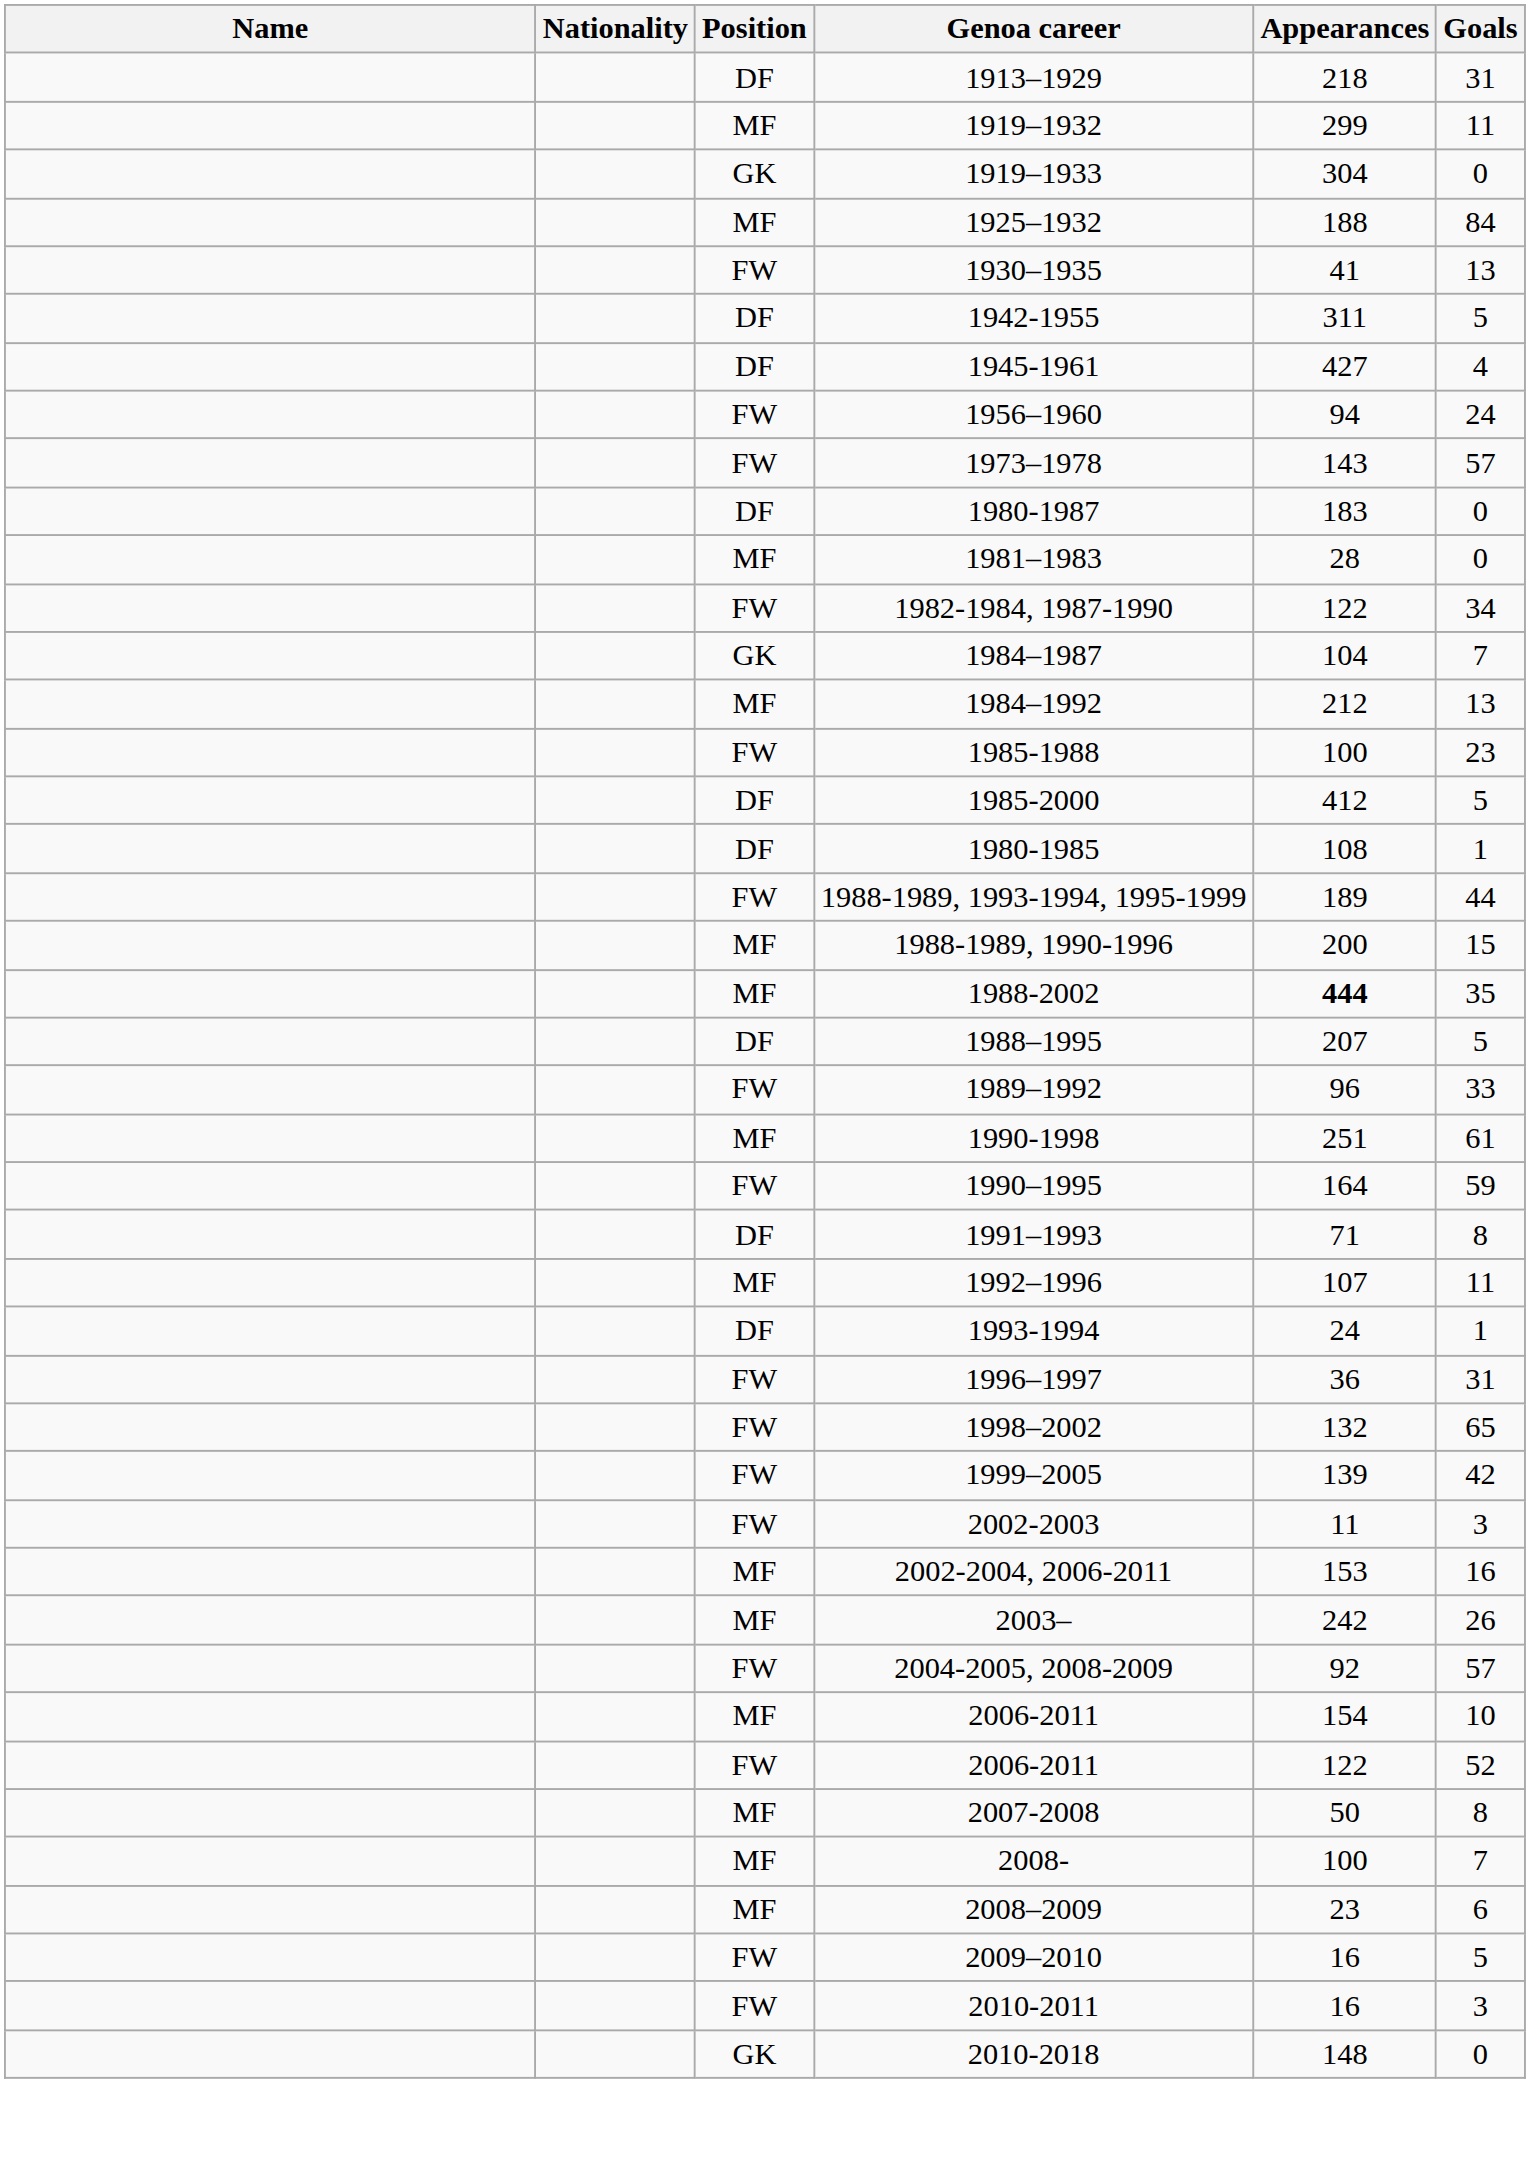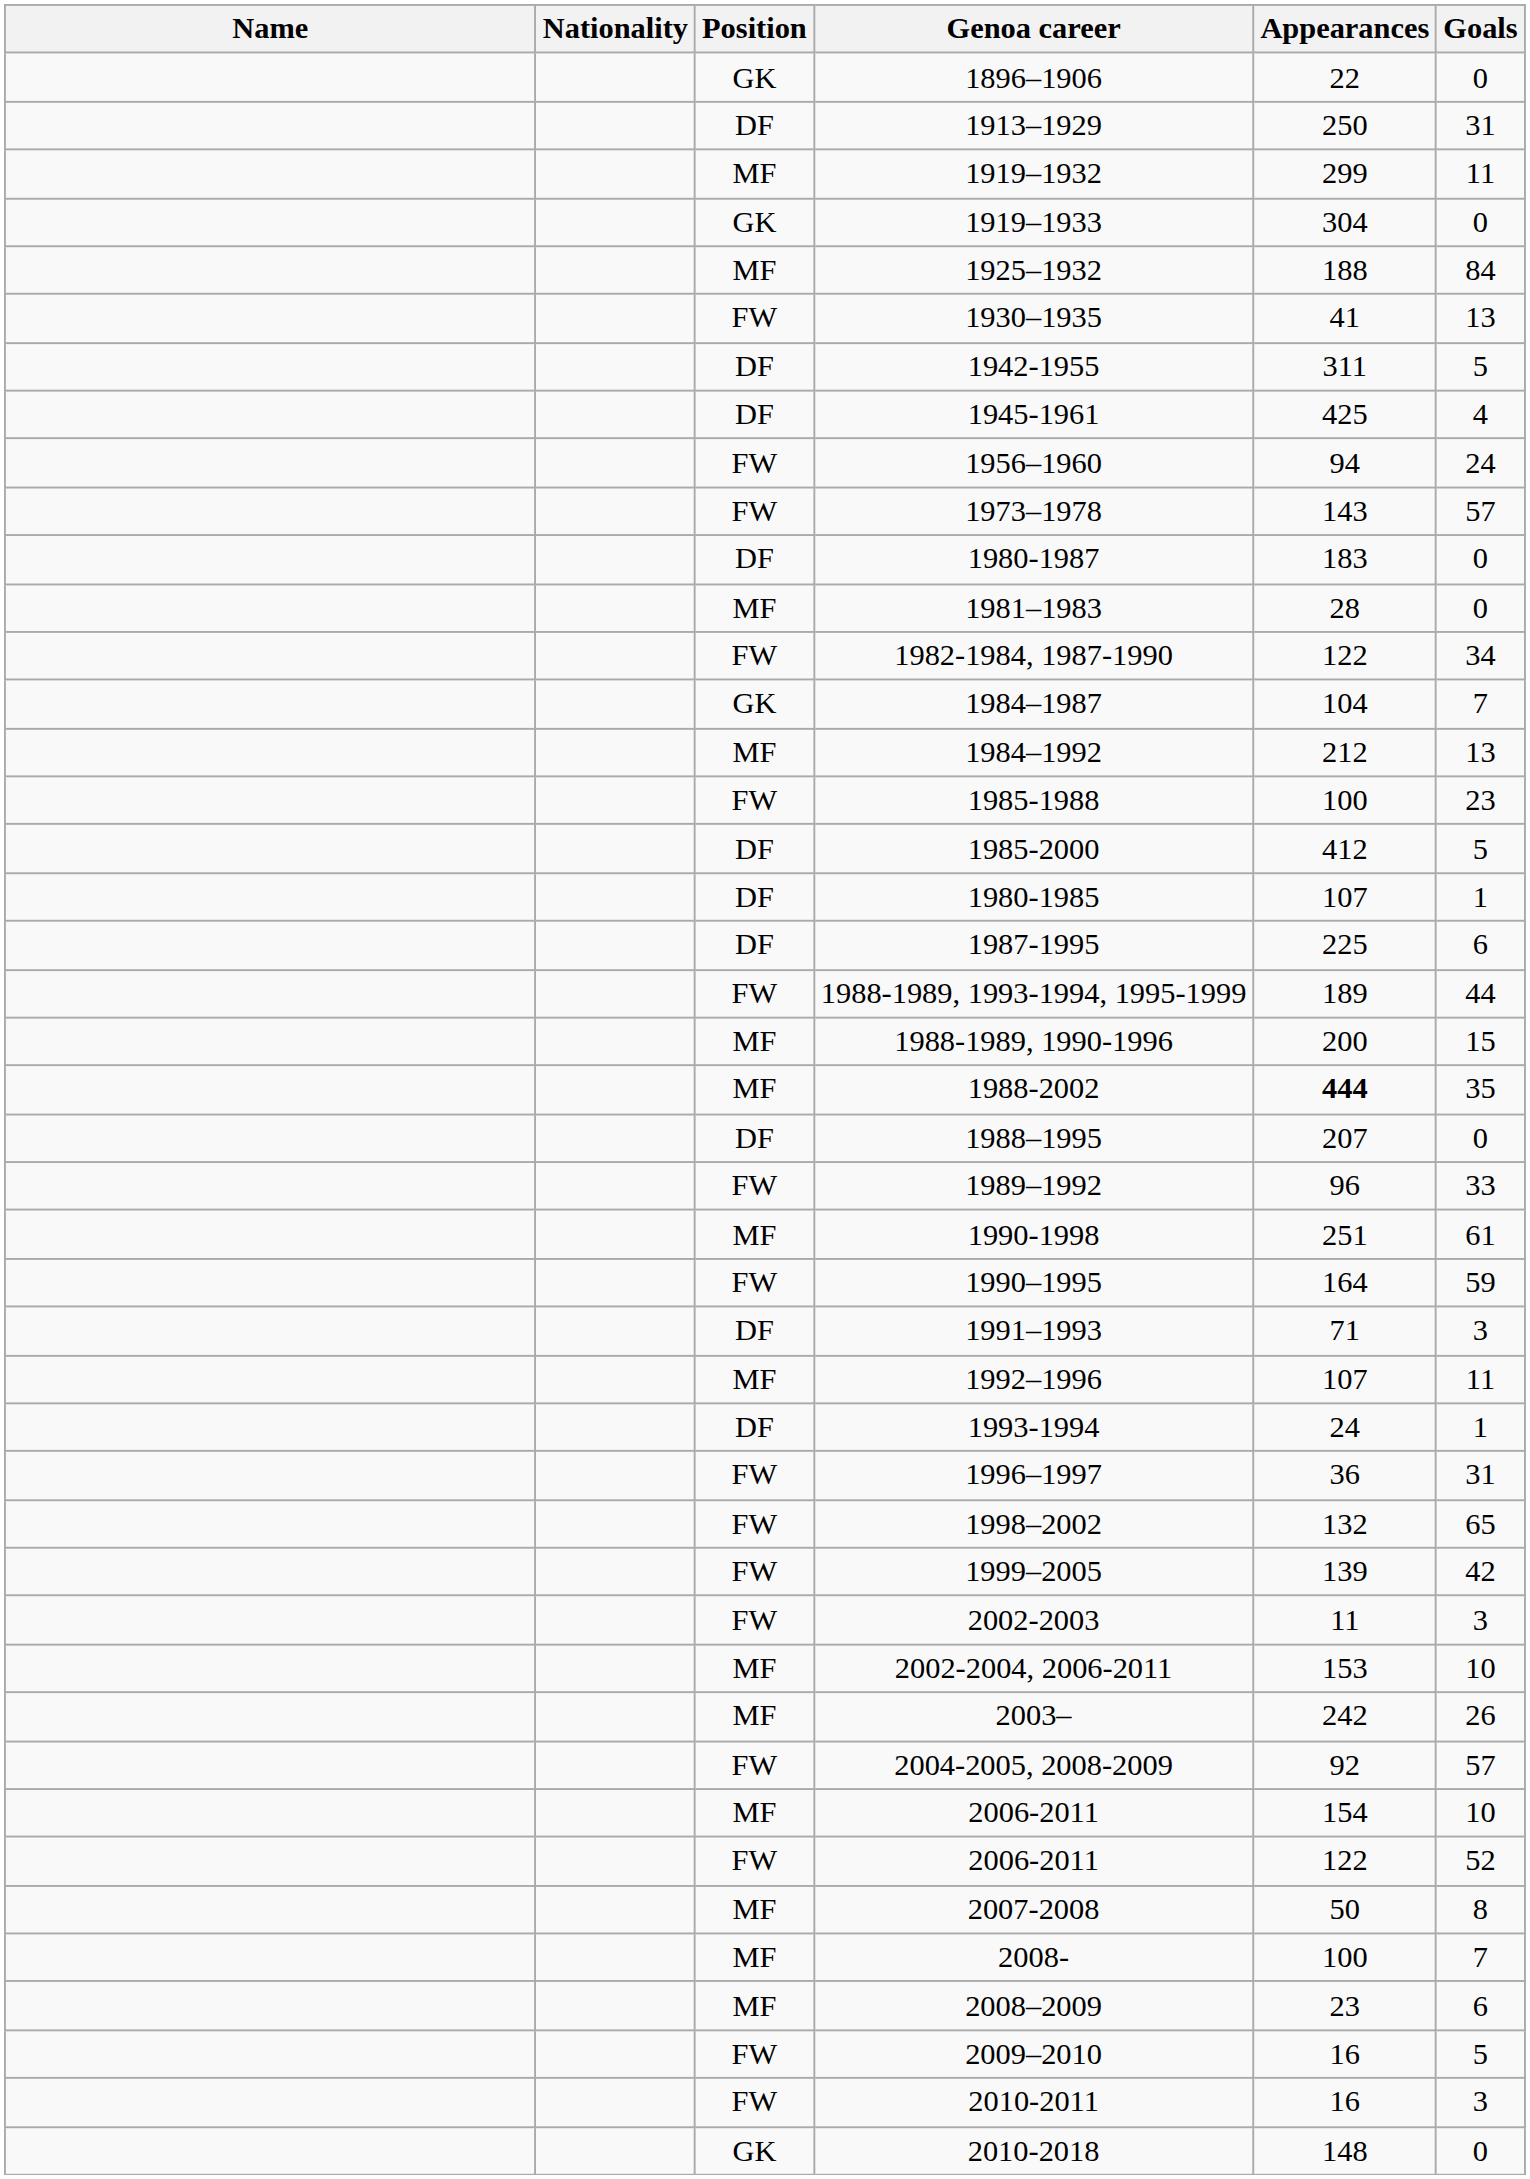+ row: (754, 76)
(1345, 76) 218 -> (1345, 125) 250
(1345, 366) 427 -> (1345, 414) 425
(1345, 848) 108 -> (1345, 896) 107
+ row: (754, 944)
(1480, 1041) 5 -> (1480, 1137) 0
(1480, 1233) 8 -> (1480, 1330) 3
(1480, 1571) 16 -> (1480, 1667) 10
